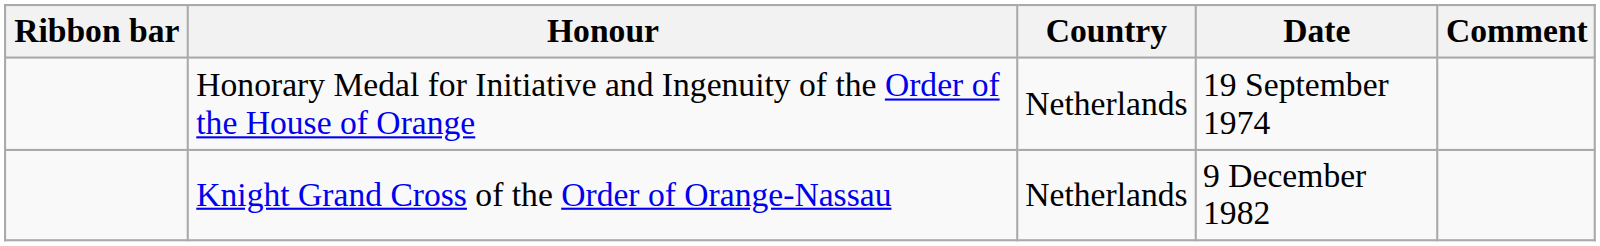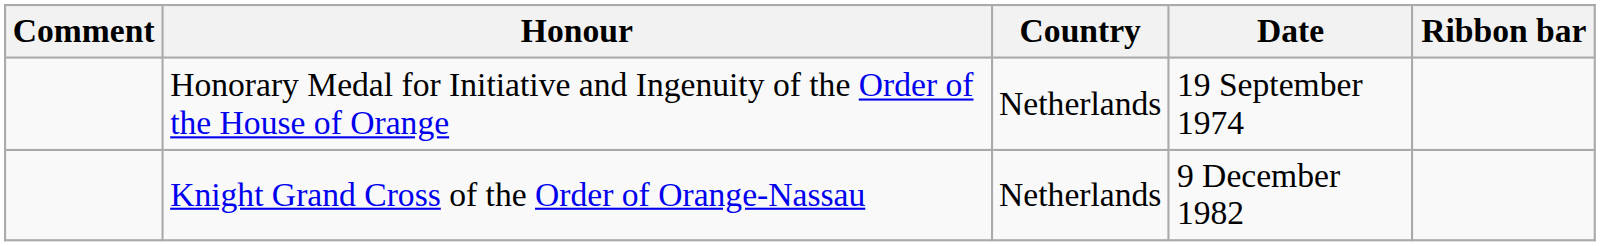columns swapped: (97, 31) <-> (1517, 31)
